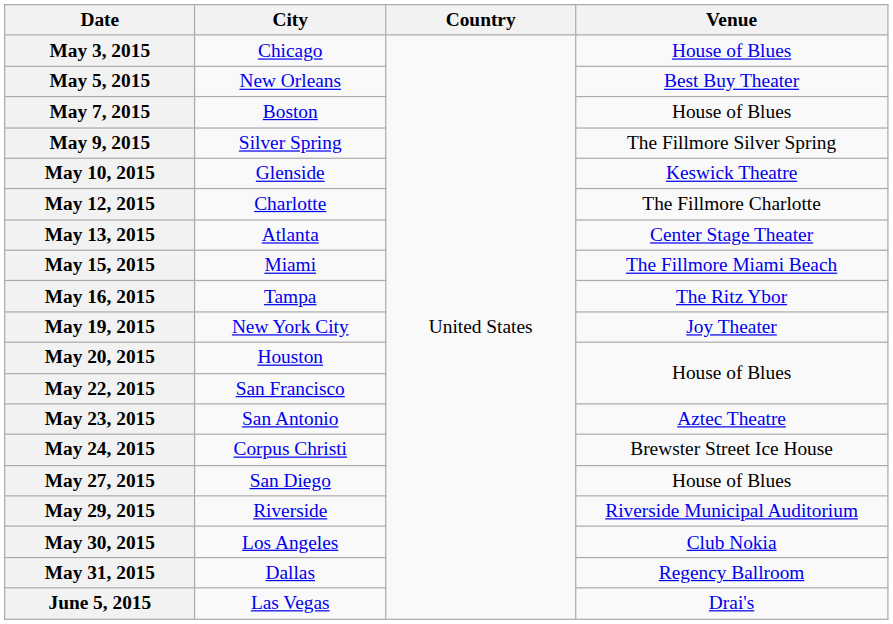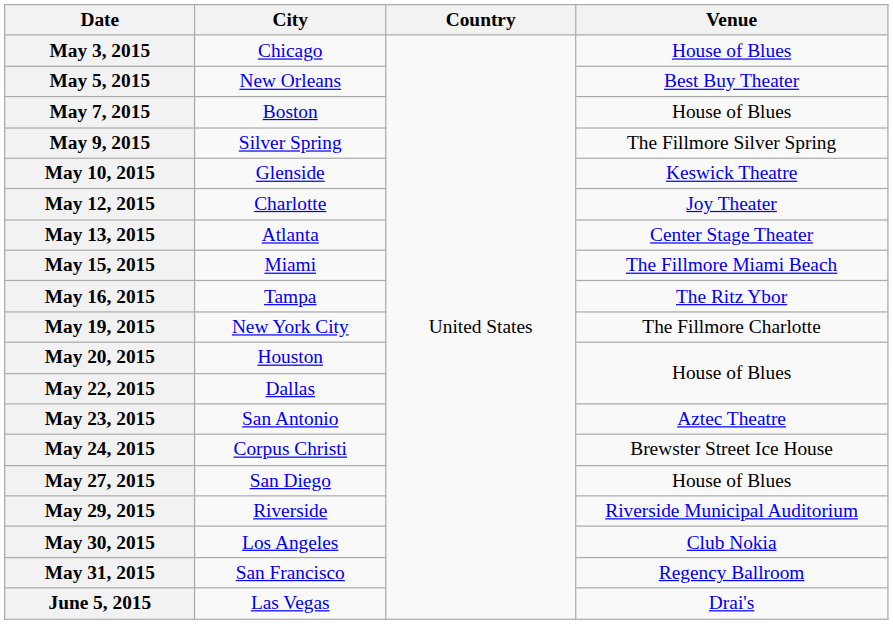(732, 204) The Fillmore Charlotte -> (732, 204) Joy Theater
(732, 326) Joy Theater -> (732, 326) The Fillmore Charlotte
(290, 388) San Francisco -> (290, 388) Dallas
(290, 572) Dallas -> (290, 572) San Francisco
